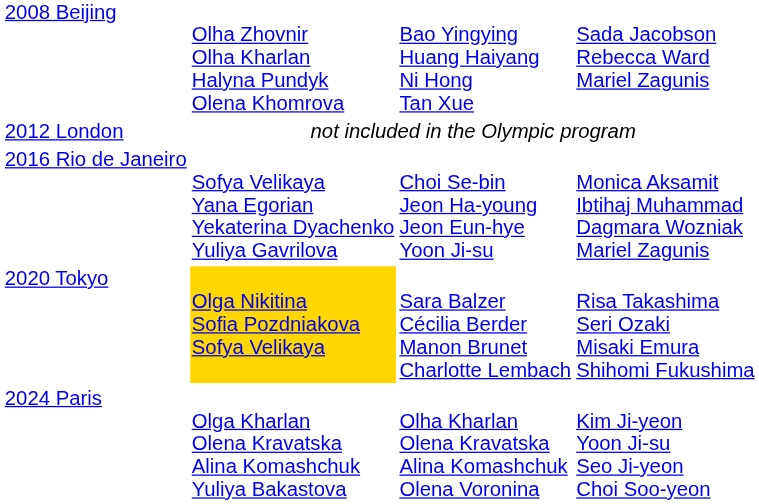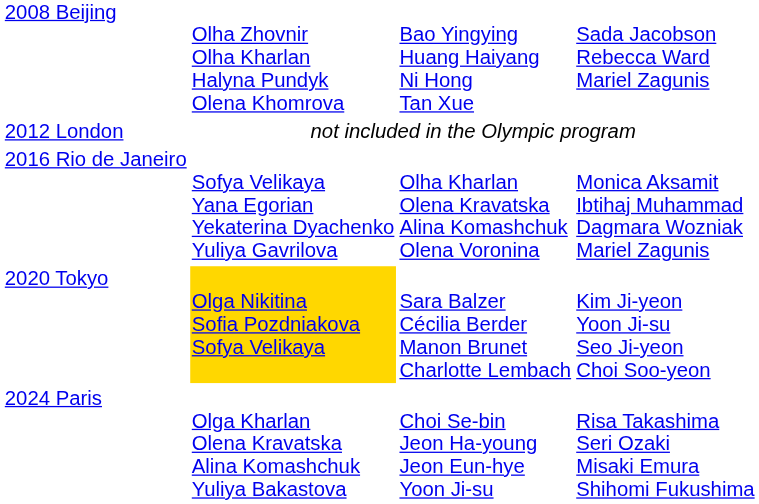(468, 216) Choi Se-bin Jeon Ha-young Jeon Eun-hye Yoon Ji-su -> (484, 216) Olha Kharlan Olena Kravatska Alina Komashchuk Olena Voronina
(665, 335) Risa Takashima Seri Ozaki Misaki Emura Shihomi Fukushima -> (643, 335) Kim Ji-yeon Yoon Ji-su Seo Ji-yeon Choi Soo-yeon
(484, 455) Olha Kharlan Olena Kravatska Alina Komashchuk Olena Voronina -> (468, 455) Choi Se-bin Jeon Ha-young Jeon Eun-hye Yoon Ji-su
(643, 455) Kim Ji-yeon Yoon Ji-su Seo Ji-yeon Choi Soo-yeon -> (665, 455) Risa Takashima Seri Ozaki Misaki Emura Shihomi Fukushima
